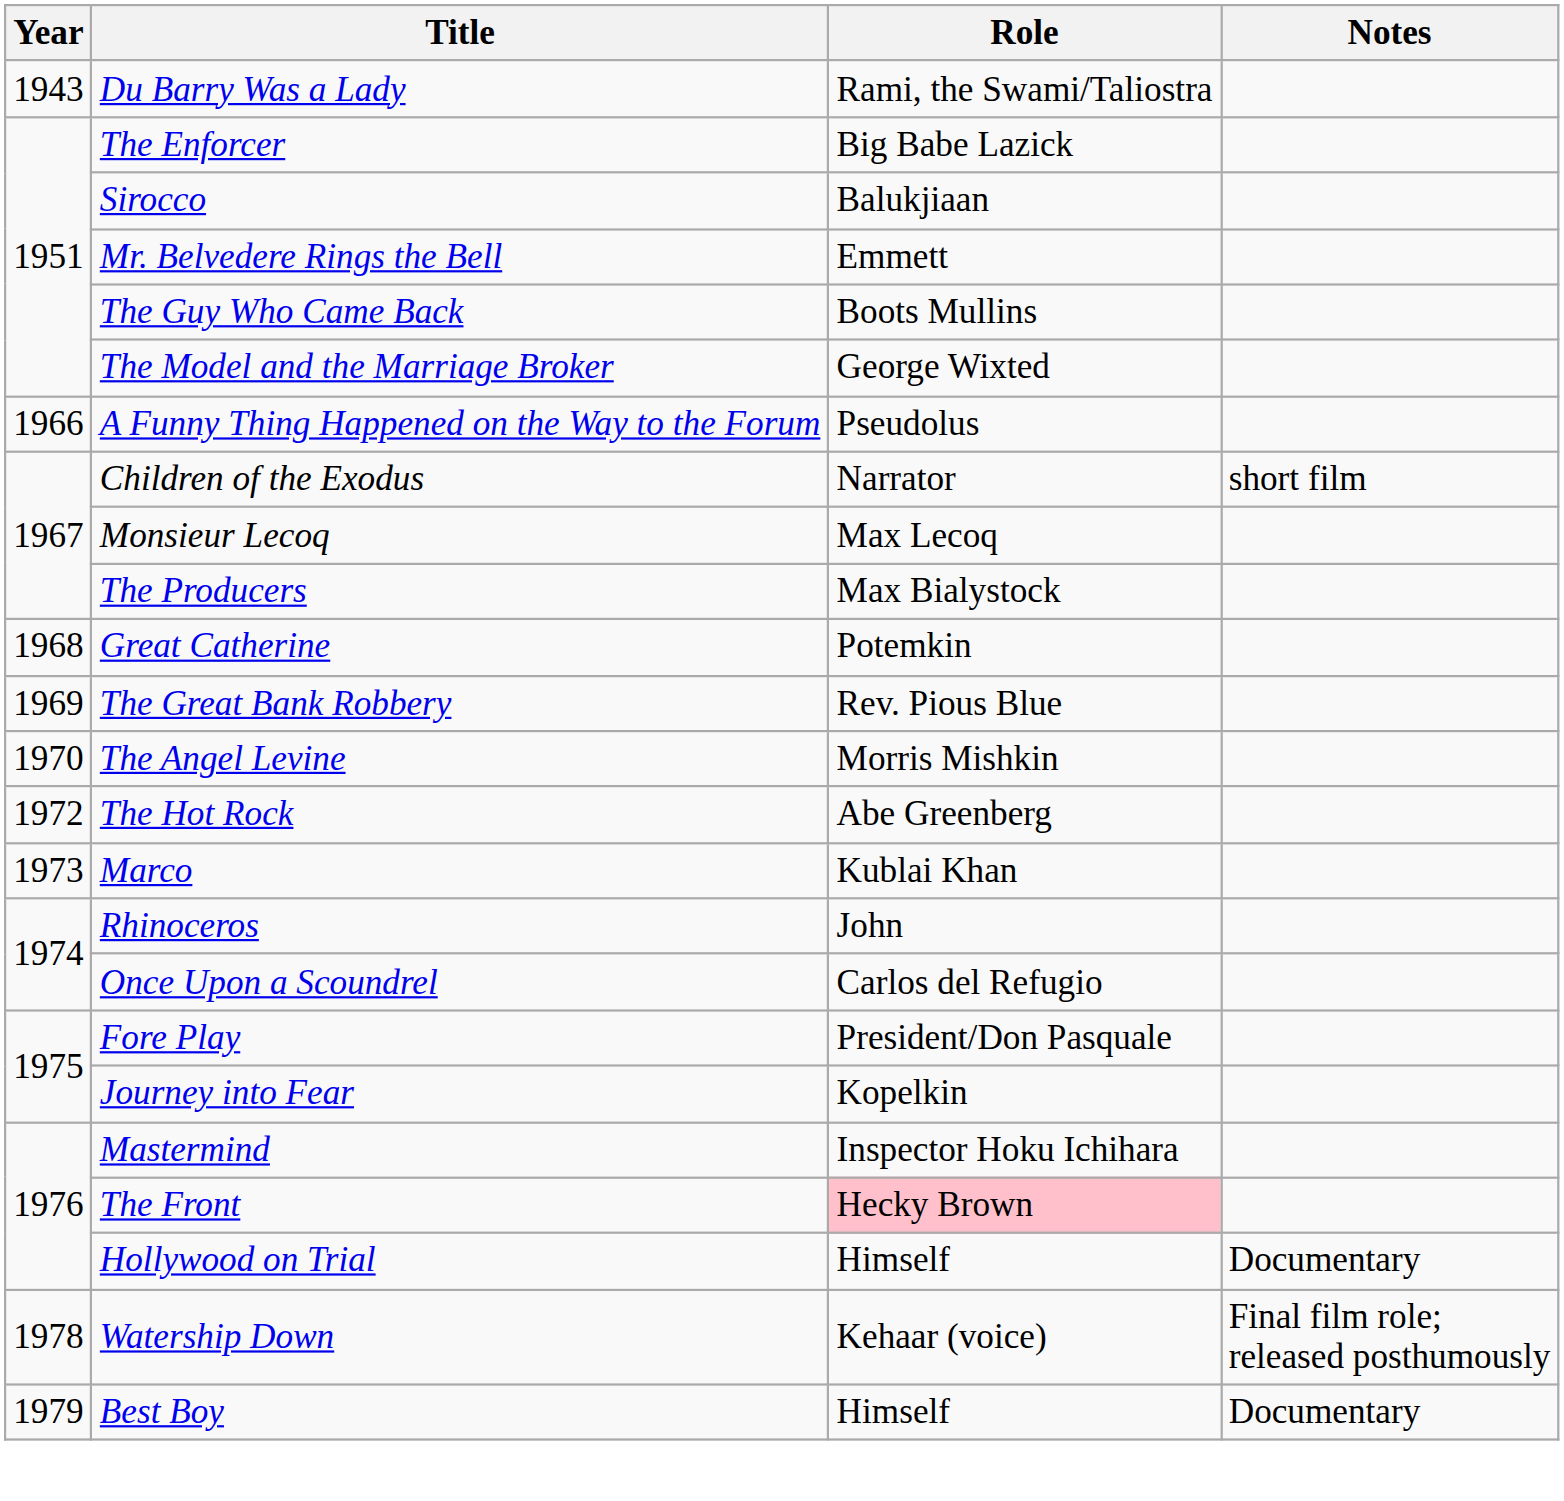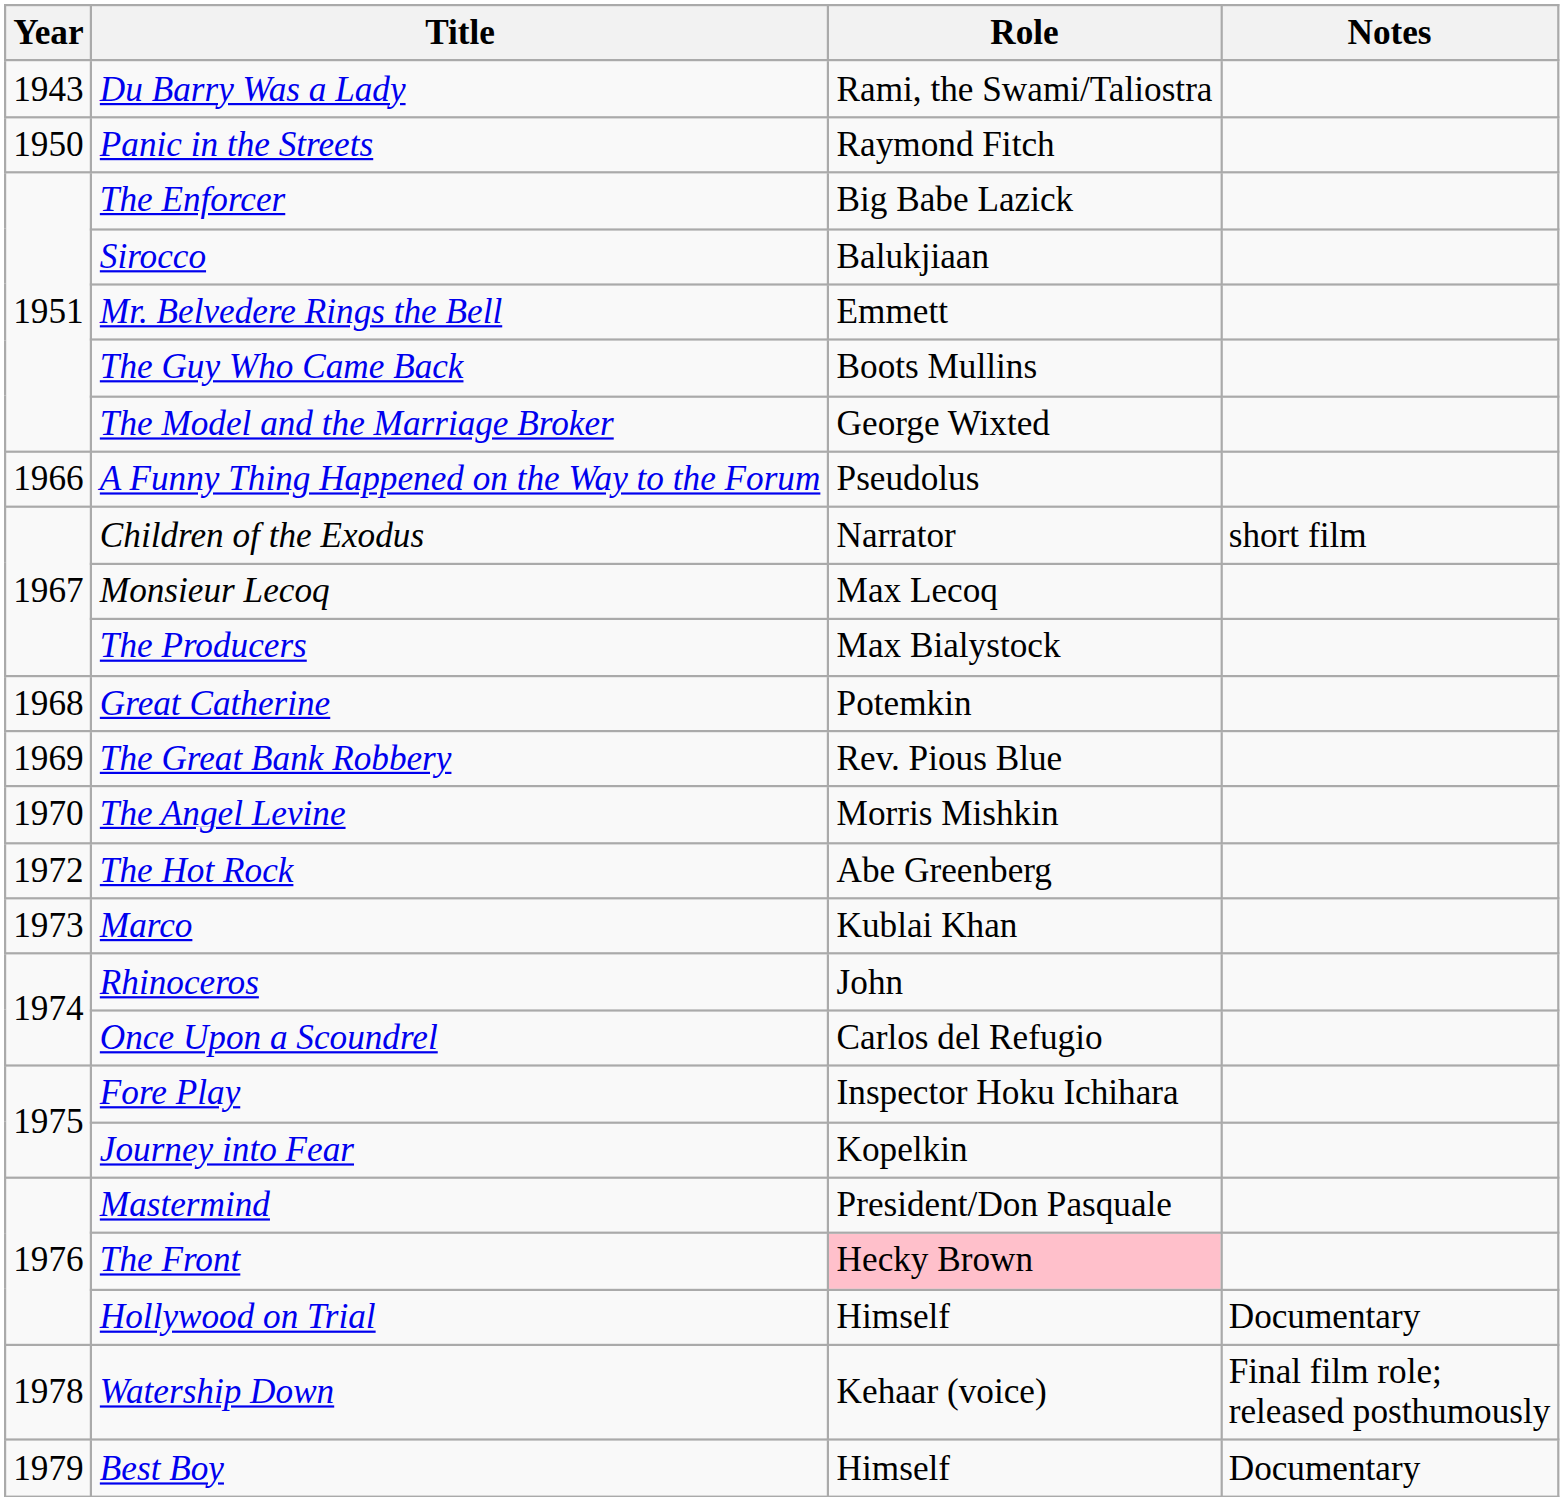+ row: (237, 144)
(1004, 1037) President/Don Pasquale -> (1008, 1093) Inspector Hoku Ichihara
(1008, 1148) Inspector Hoku Ichihara -> (1004, 1204) President/Don Pasquale
